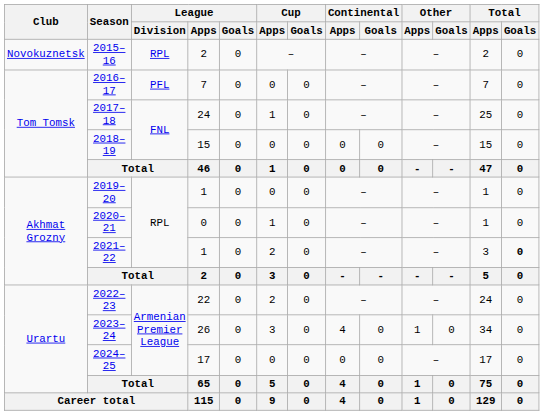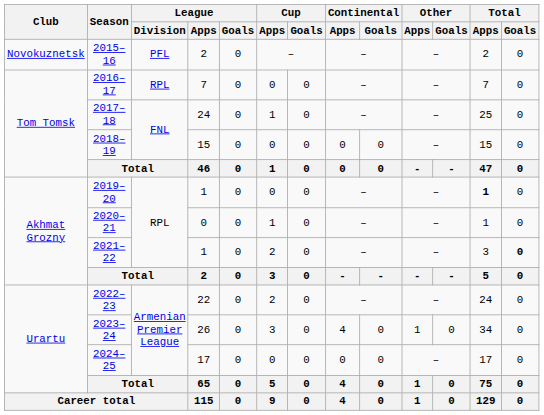(160, 55) RPL -> (160, 55) PFL
(160, 85) PFL -> (160, 85) RPL
(486, 192) normal -> (486, 192) bold
